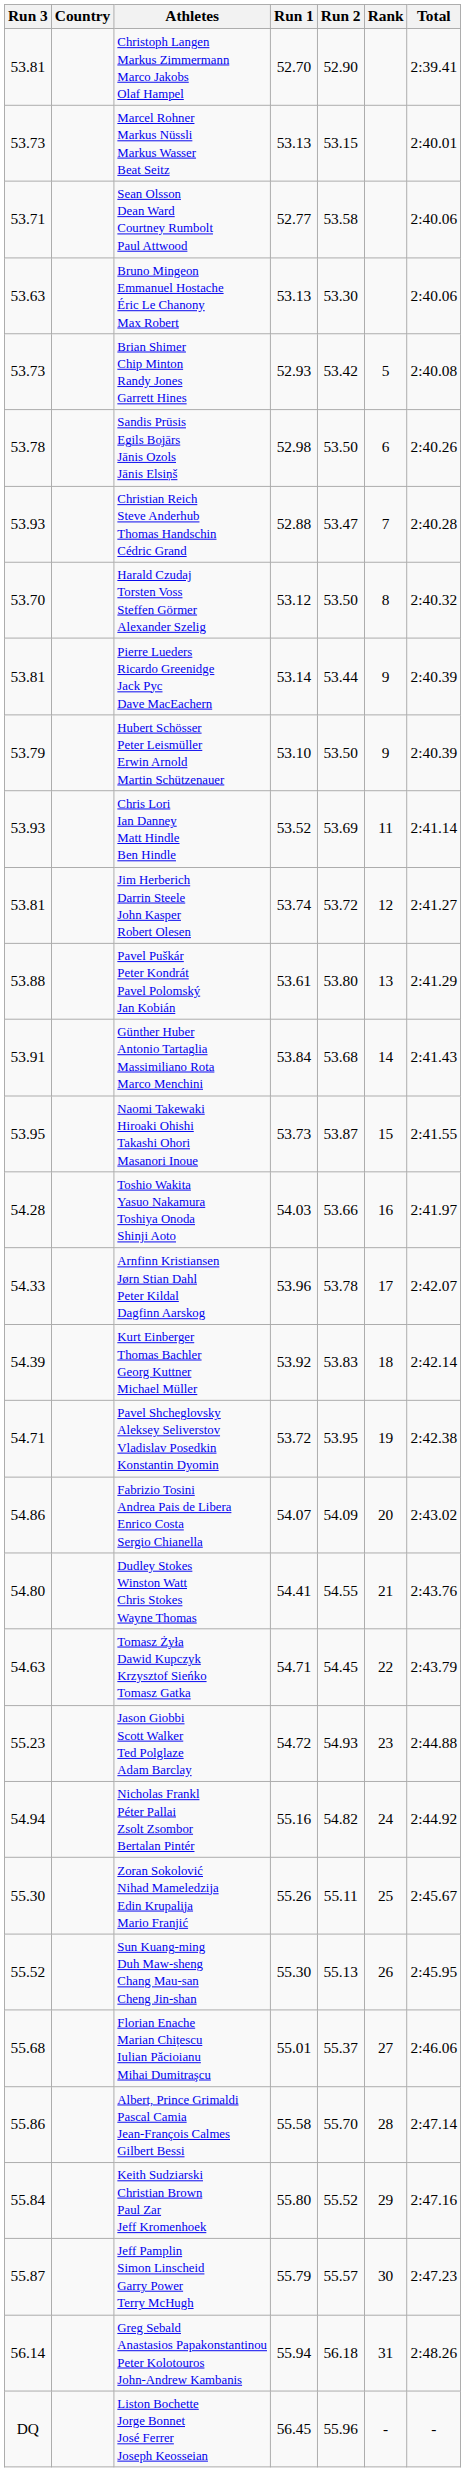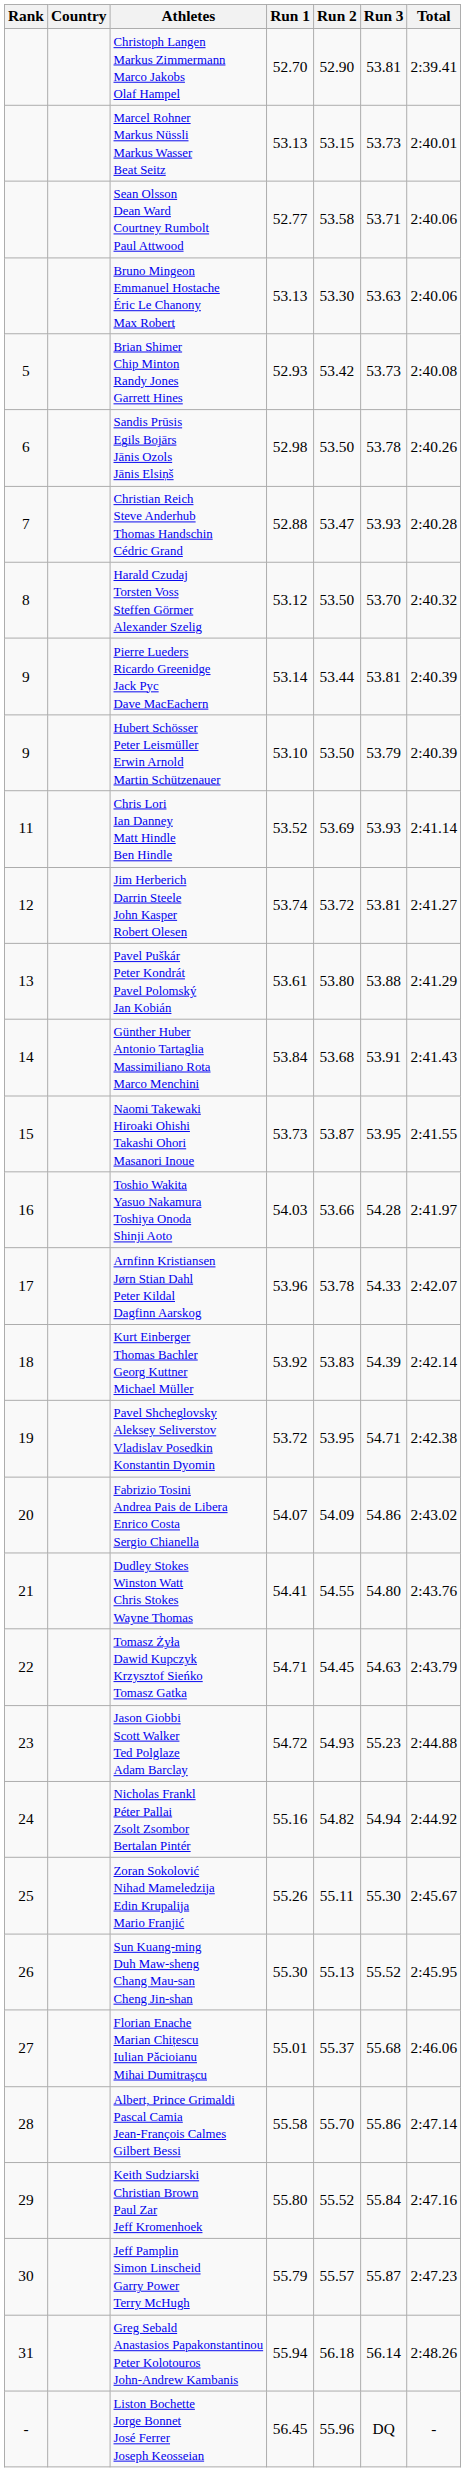columns swapped: (386, 16) <-> (28, 16)
